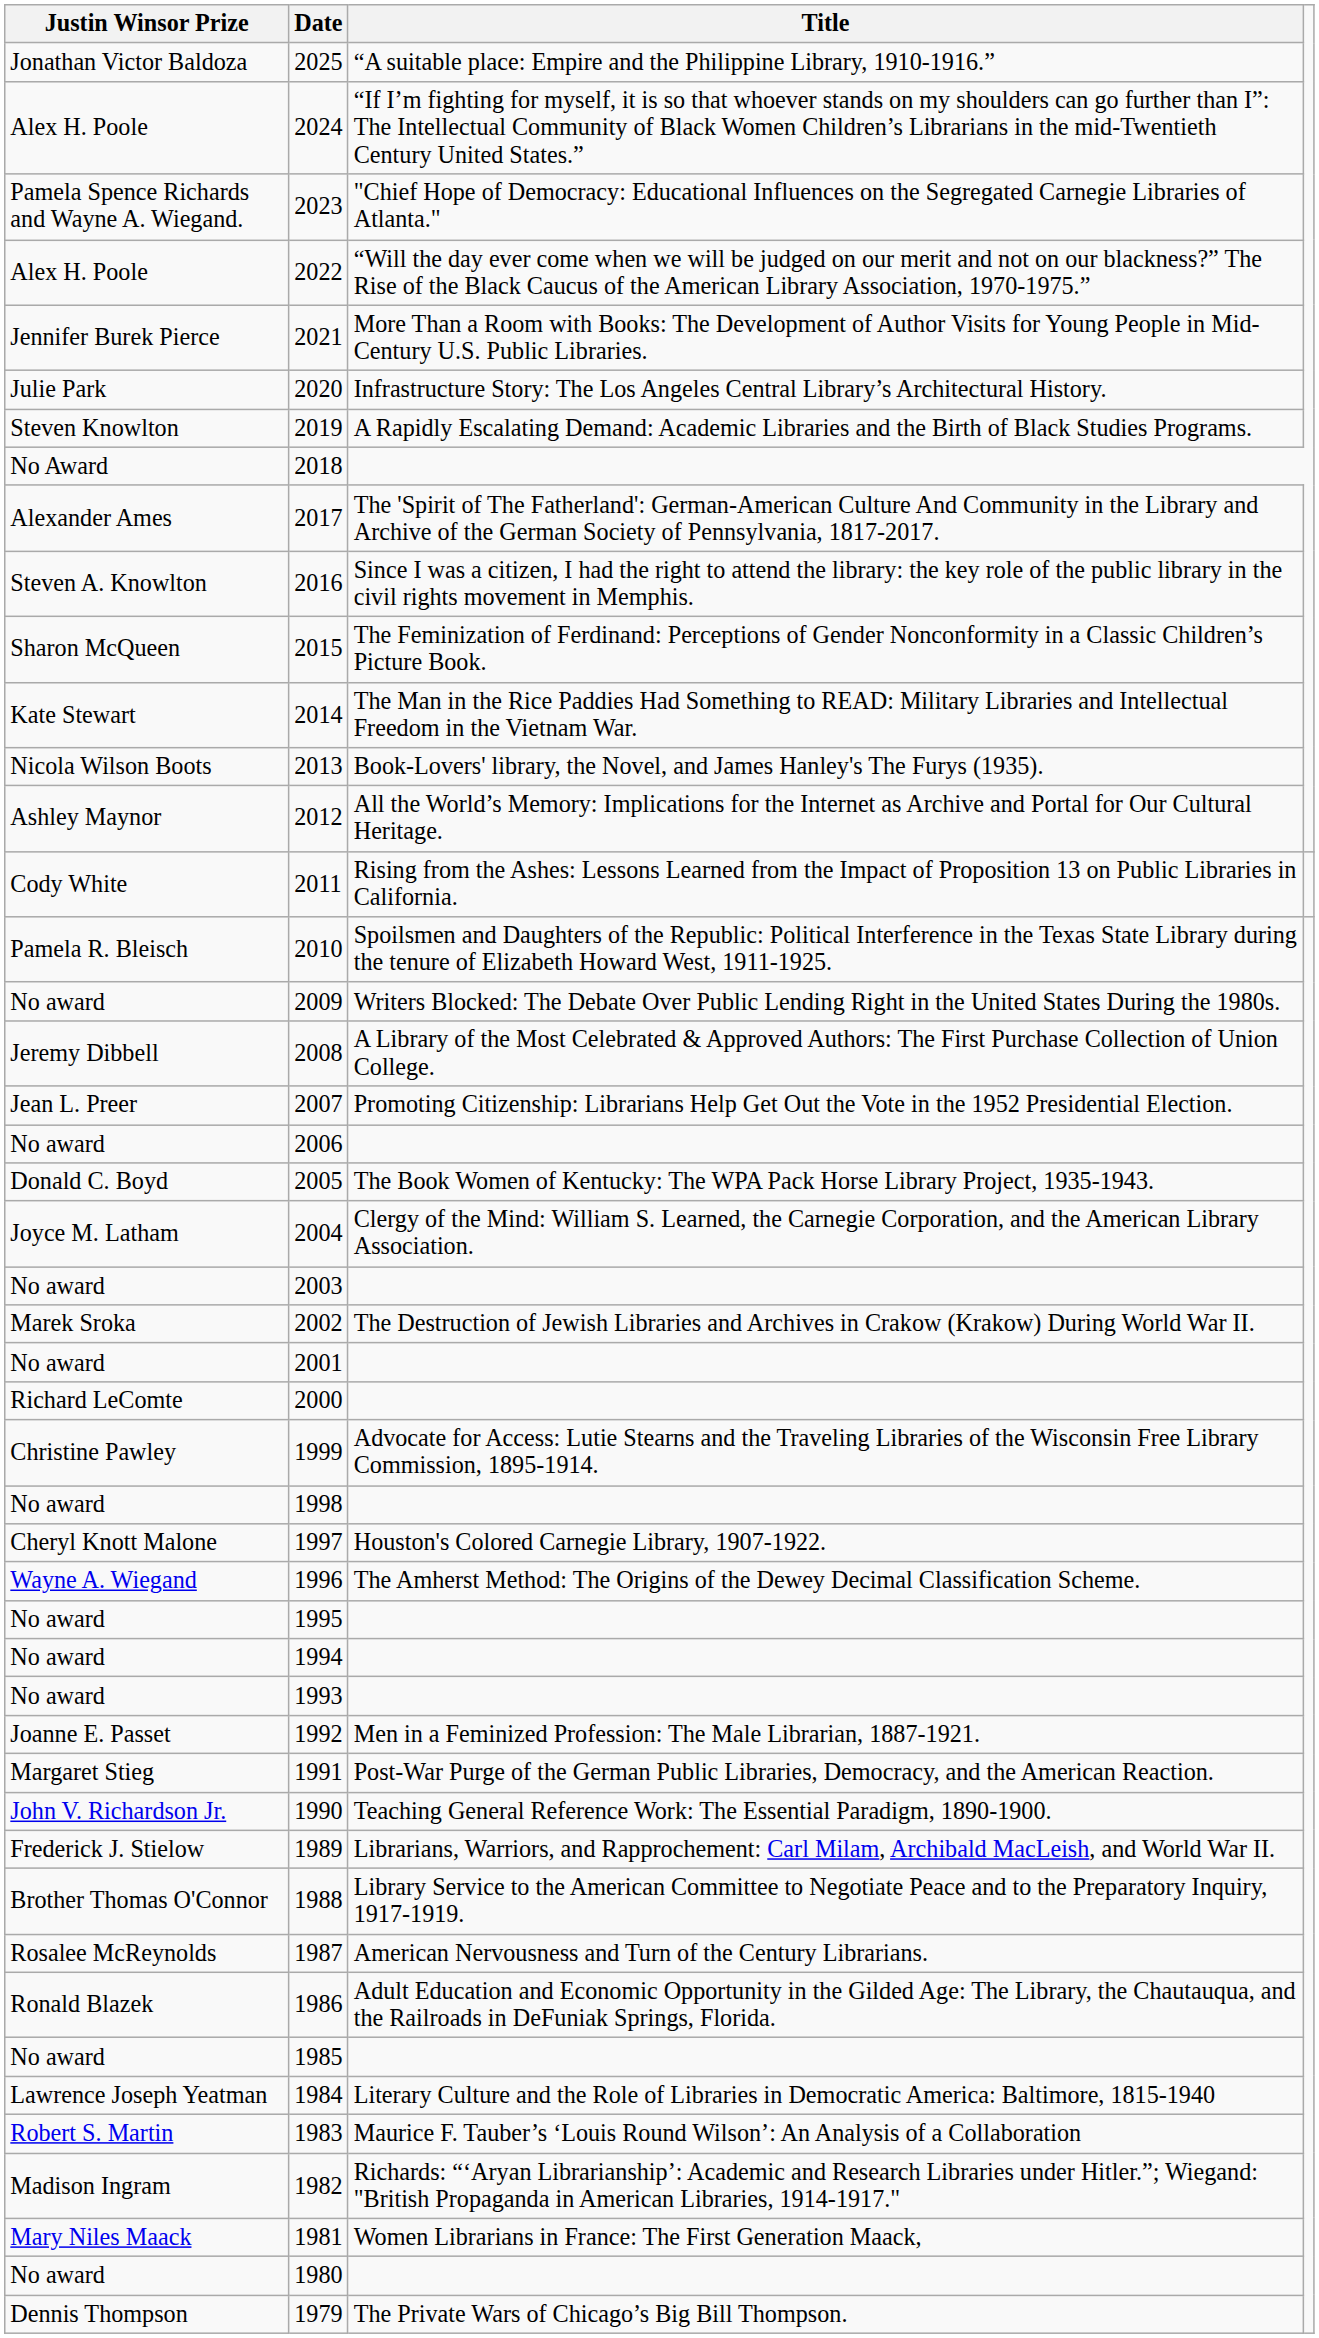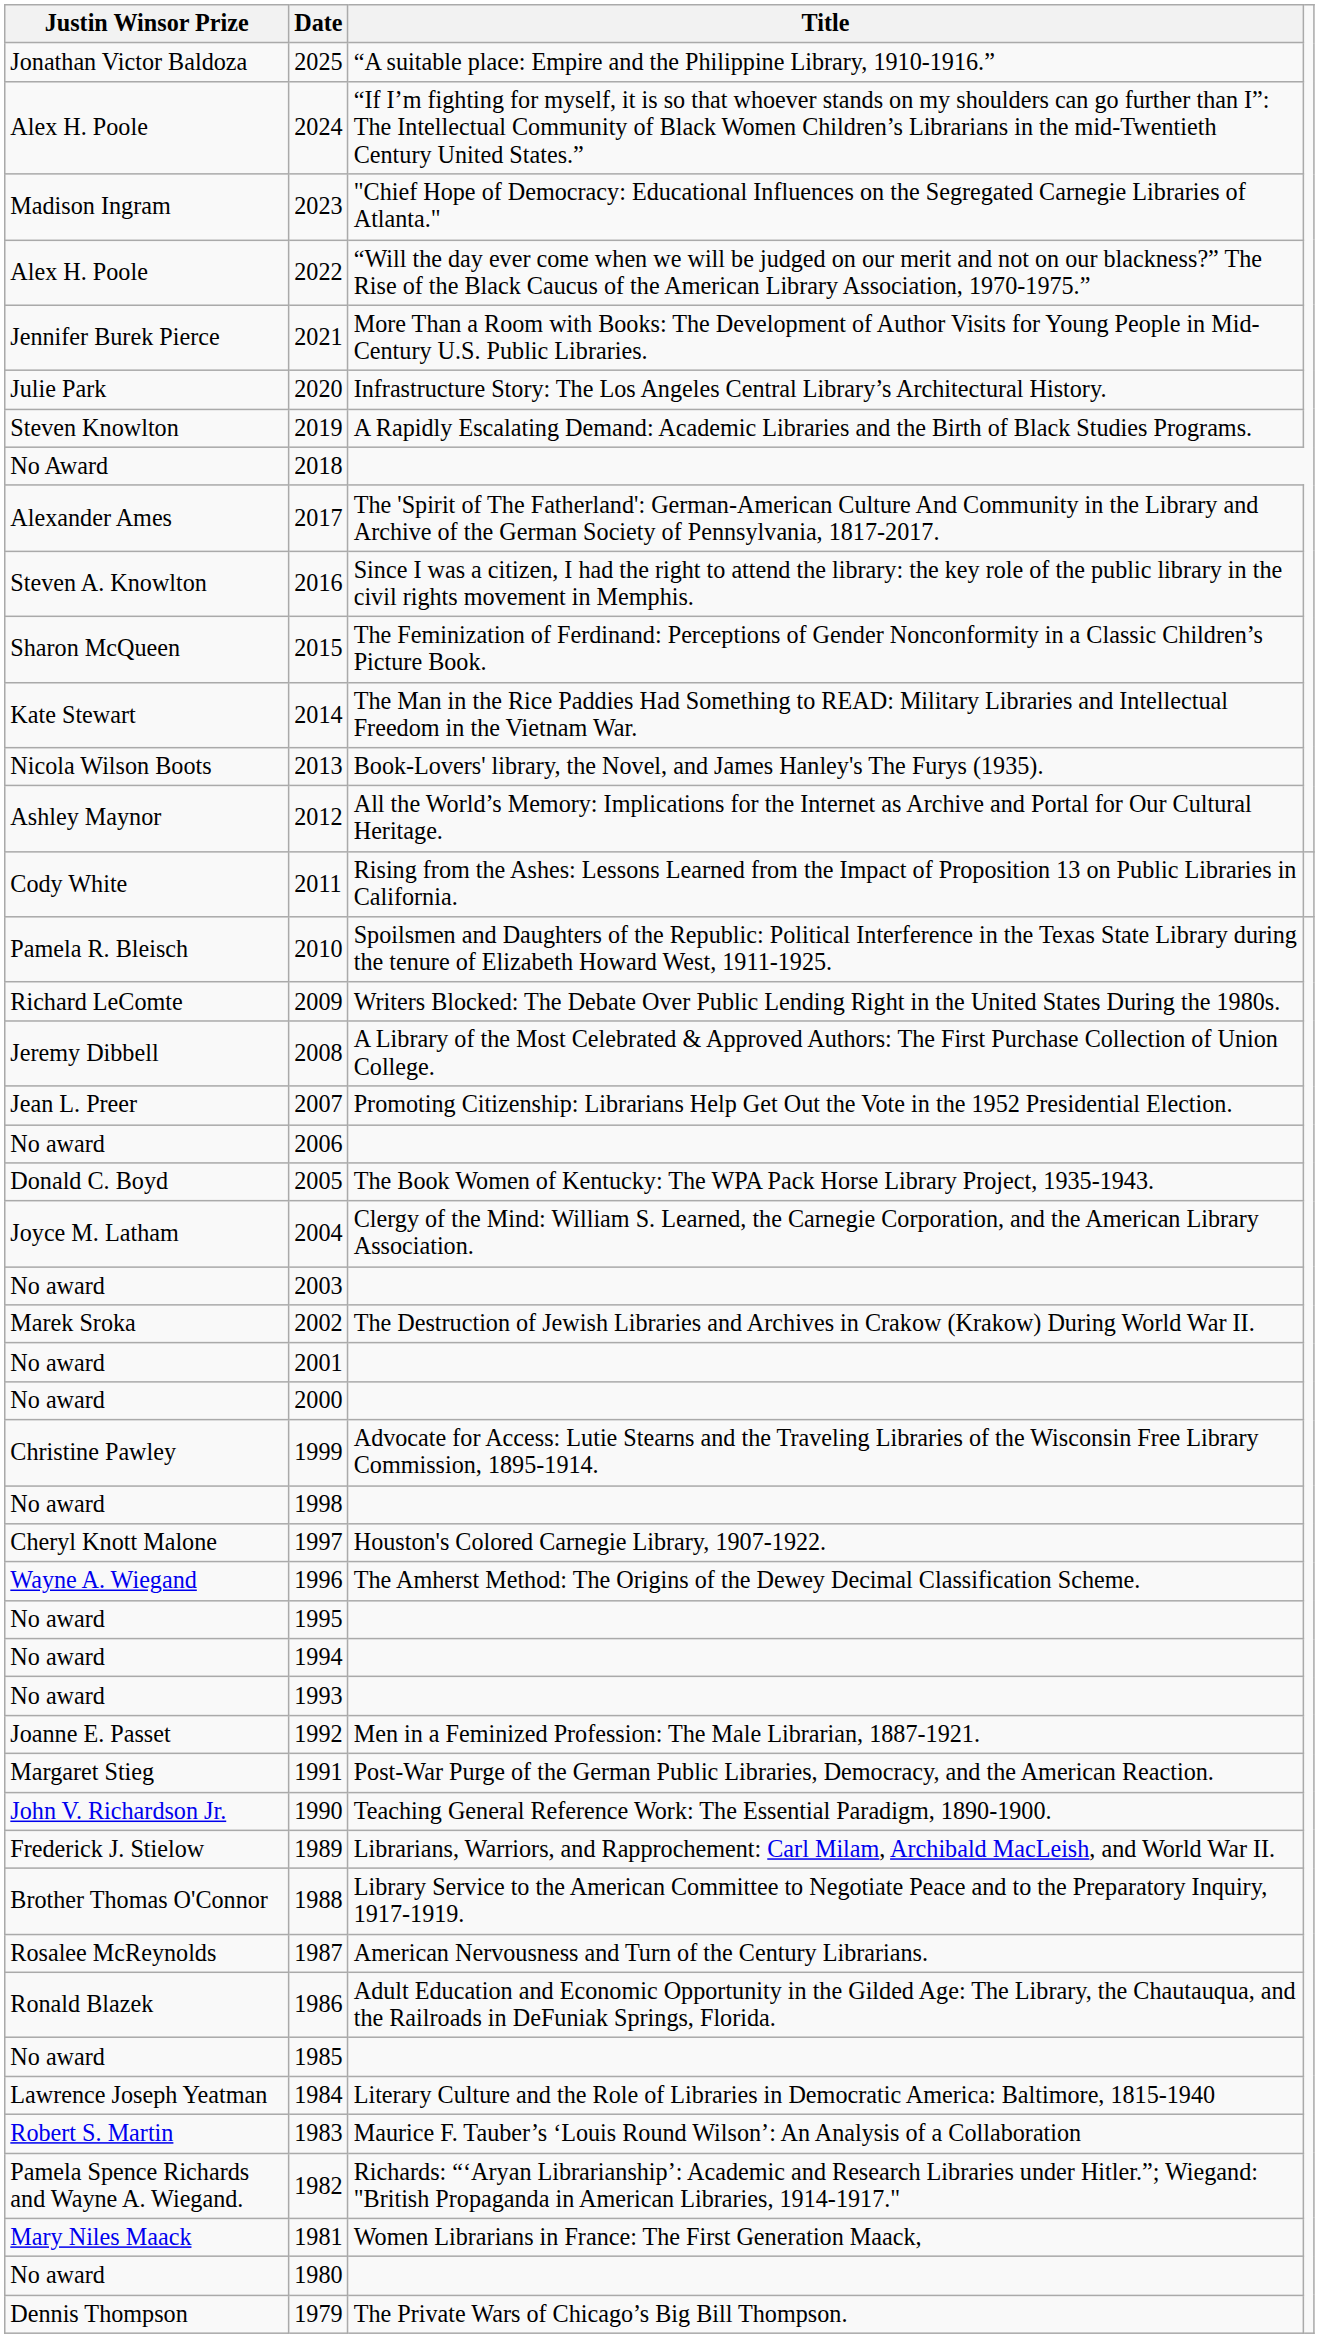(130, 206) Pamela Spence Richards and Wayne A. Wiegand. -> (91, 206) Madison Ingram
(58, 1001) No award -> (97, 1001) Richard LeComte
(97, 1400) Richard LeComte -> (58, 1400) No award
(91, 2185) Madison Ingram -> (130, 2185) Pamela Spence Richards and Wayne A. Wiegand.
